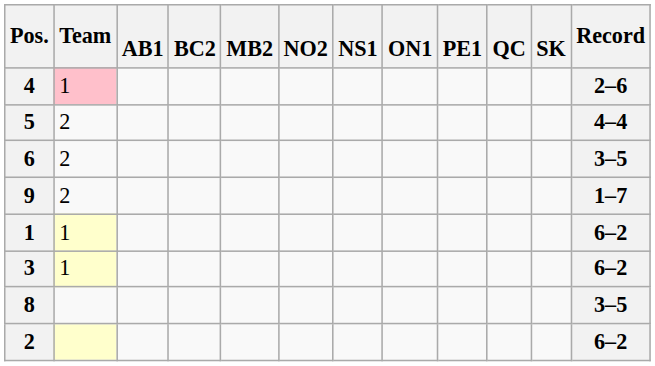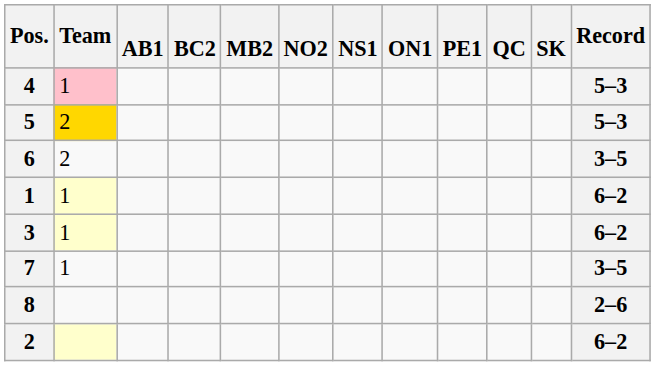(611, 85) 2–6 -> (611, 85) 5–3
(65, 122) no background -> (65, 122) gold background
(611, 122) 4–4 -> (611, 122) 5–3
- row: (29, 195)
+ row: (29, 268)
(611, 305) 3–5 -> (611, 305) 2–6
